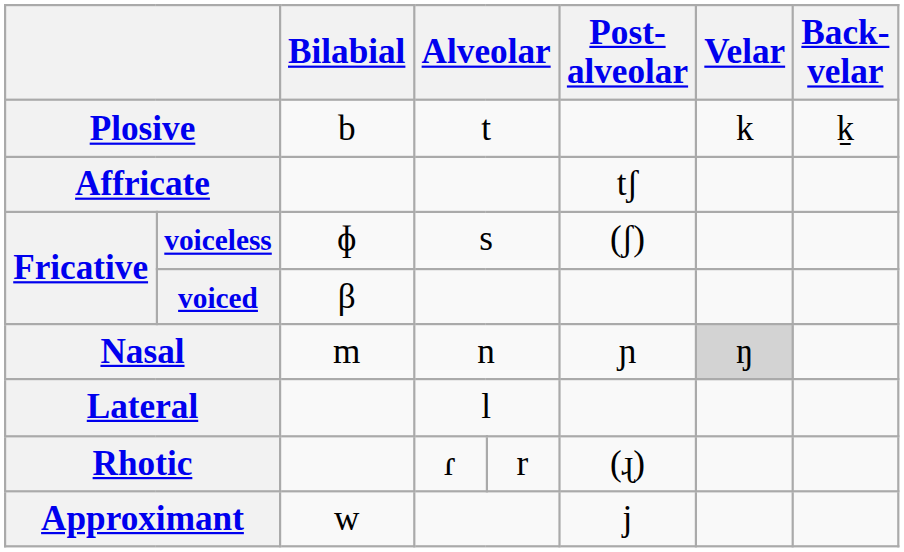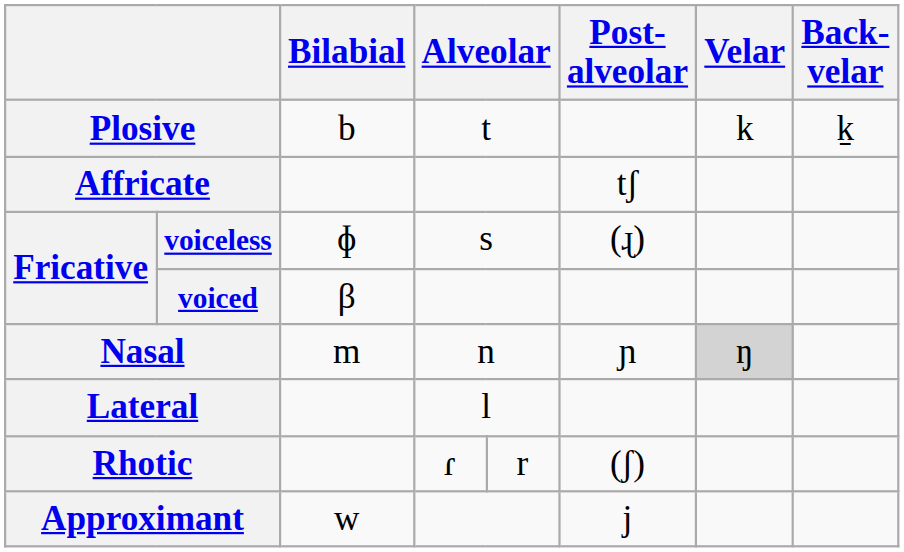(627, 239) (ʃ) -> (627, 239) (ɻ)
(627, 462) (ɻ) -> (627, 462) (ʃ)
